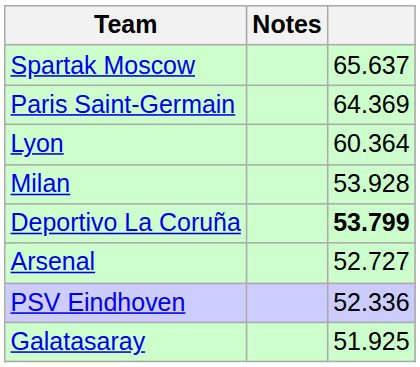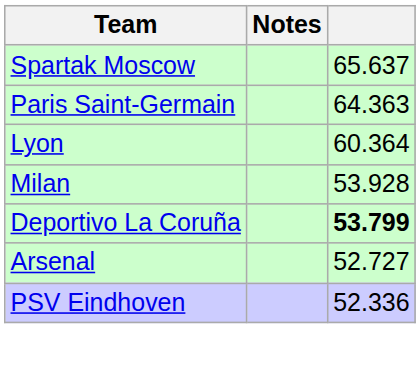(371, 104) 64.369 -> (371, 104) 64.363
- row: (78, 341)
